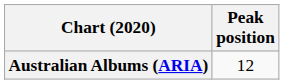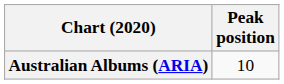(245, 65) 12 -> (245, 65) 10
